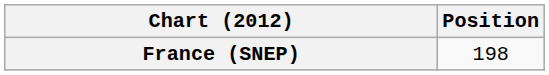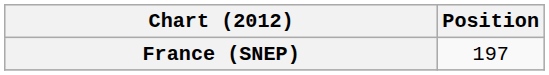(491, 54) 198 -> (491, 54) 197
